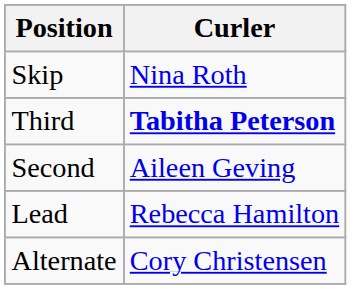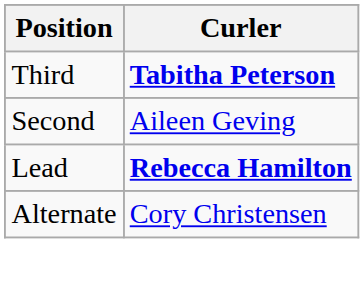- row: (37, 74)
(234, 214) normal -> (241, 167) bold
